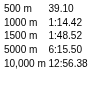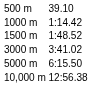+ row: (21, 50)
